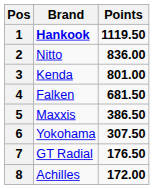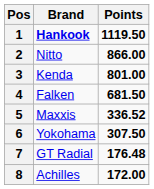(126, 55) 836.00 -> (126, 55) 866.00
(126, 114) 386.50 -> (126, 114) 336.52
(126, 154) 176.50 -> (126, 154) 176.48
